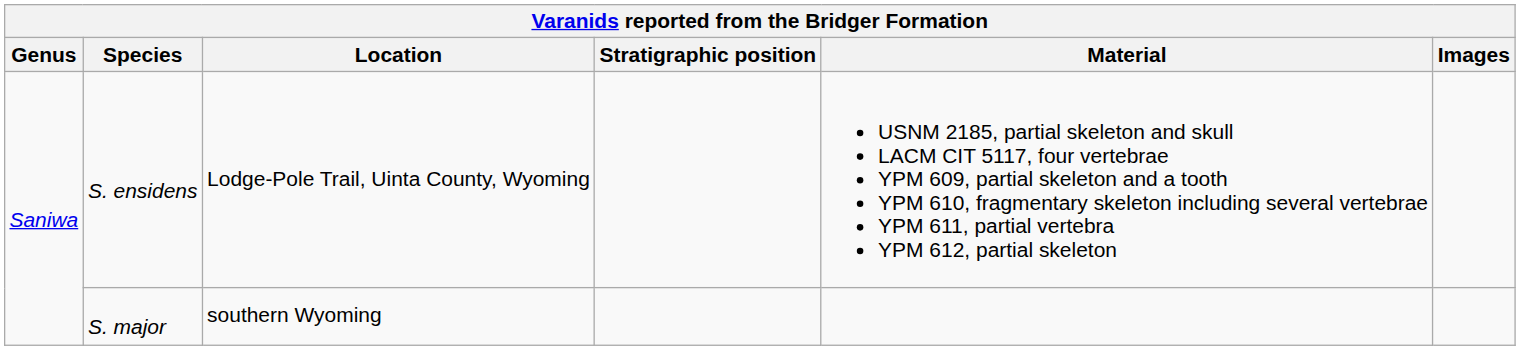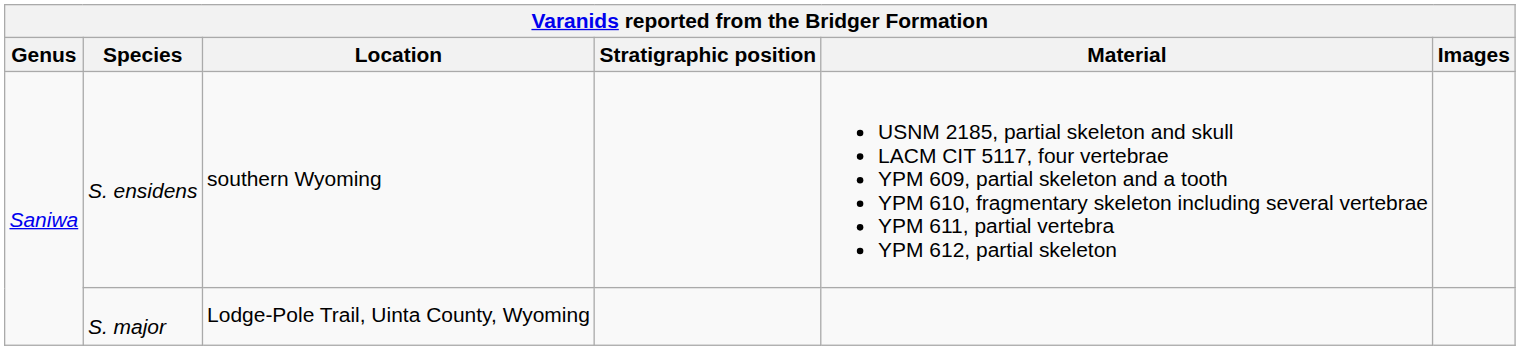(398, 179) Lodge-Pole Trail, Uinta County, Wyoming -> (294, 179) southern Wyoming
(294, 316) southern Wyoming -> (398, 316) Lodge-Pole Trail, Uinta County, Wyoming
